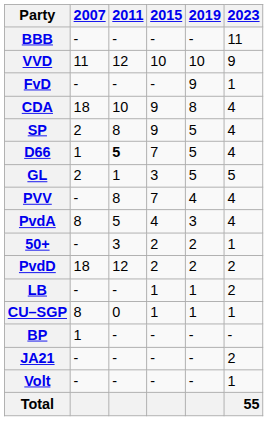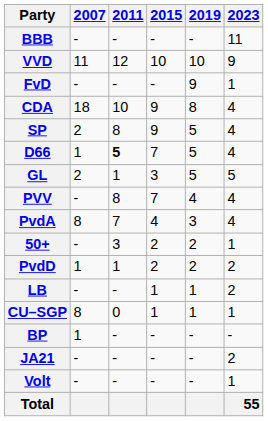(116, 221) 5 -> (116, 221) 7
(82, 267) 18 -> (78, 267) 1
(120, 267) 12 -> (116, 267) 1
